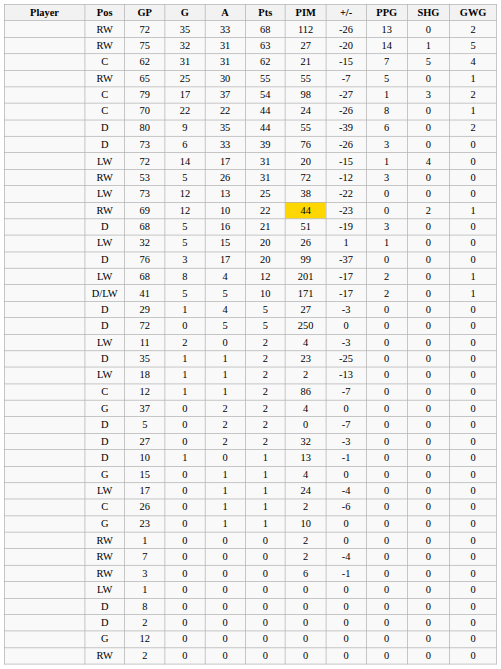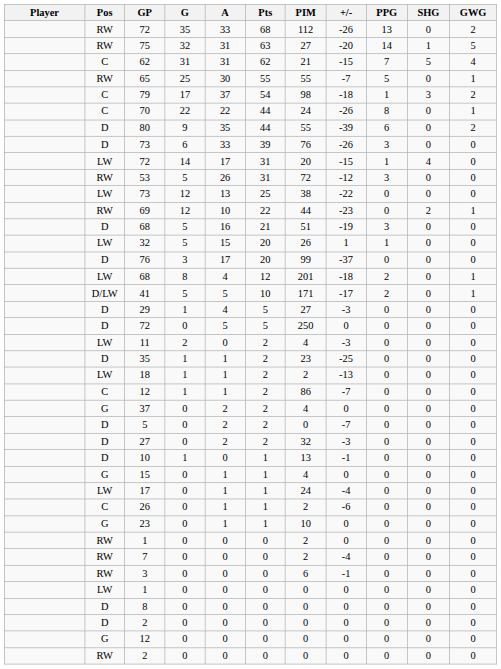(346, 95) -27 -> (346, 95) -18
(306, 210) gold background -> (306, 210) no background
(346, 276) -17 -> (346, 276) -18
